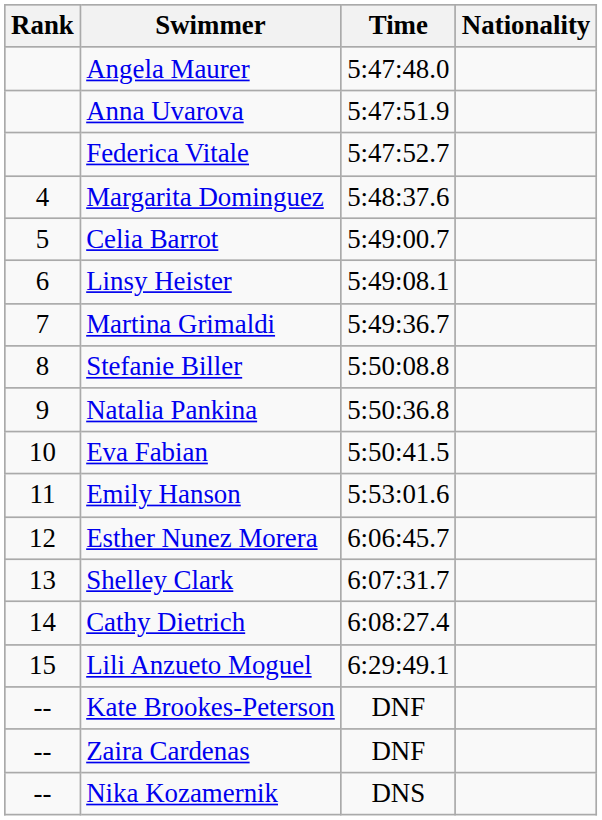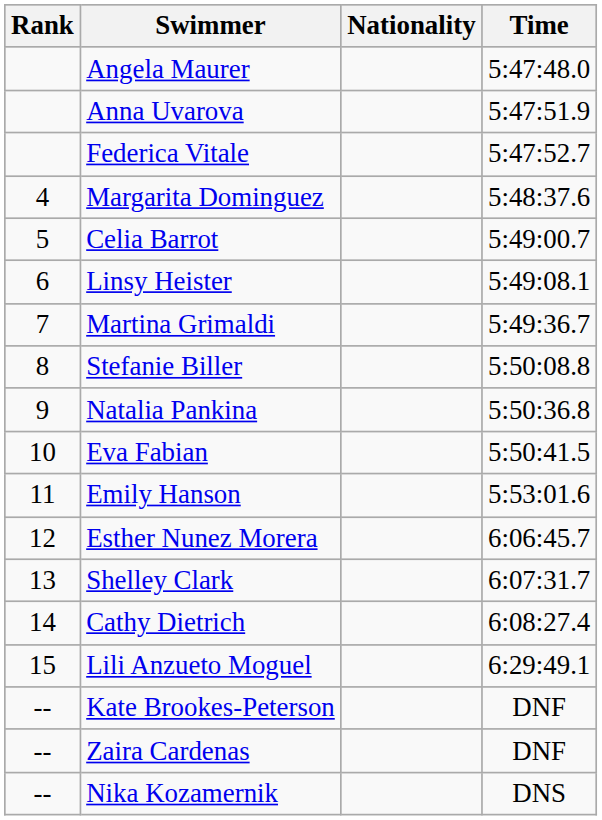columns swapped: (526, 25) <-> (398, 25)
